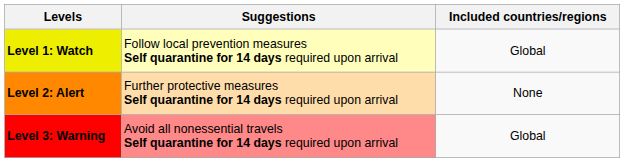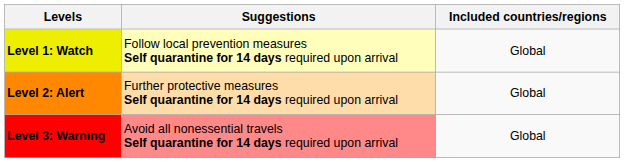(528, 93) None -> (528, 93) Global
